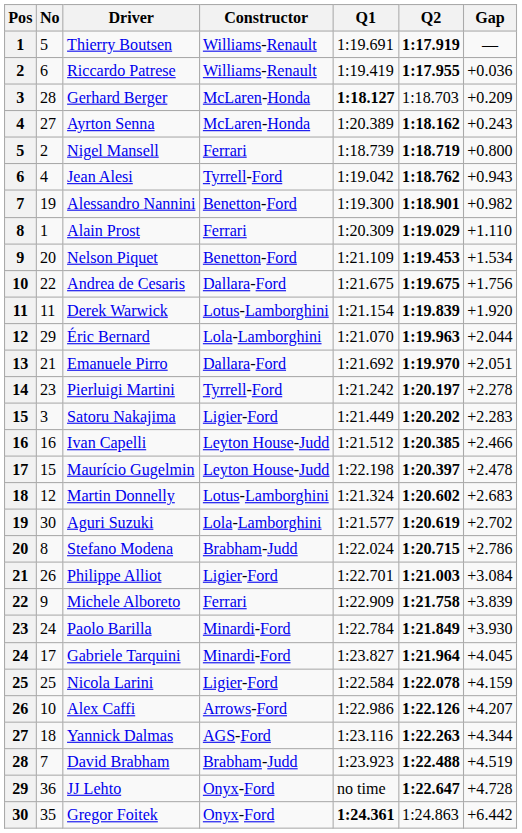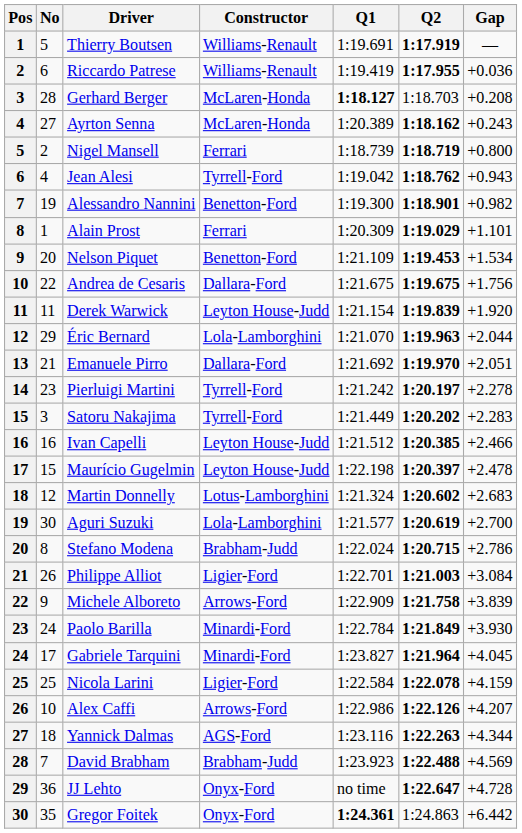(490, 97) +0.209 -> (490, 97) +0.208
(490, 230) +1.110 -> (490, 230) +1.101
(266, 310) Lotus-Lamborghini -> (266, 310) Leyton House-Judd
(240, 416) Ligier-Ford -> (243, 416) Tyrrell-Ford
(490, 522) +2.702 -> (490, 522) +2.700
(225, 602) Ferrari -> (245, 602) Arrows-Ford
(490, 761) +4.519 -> (490, 761) +4.569
